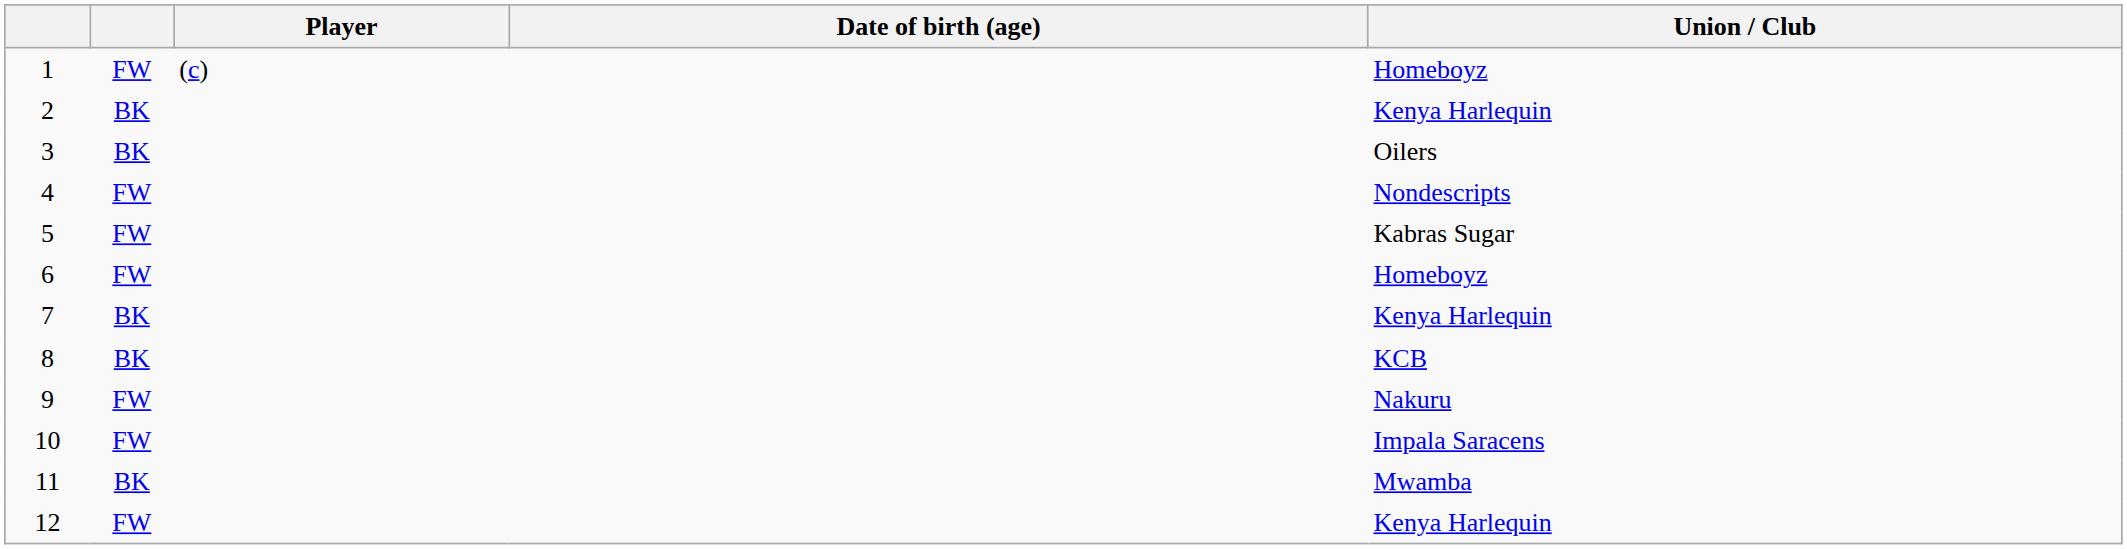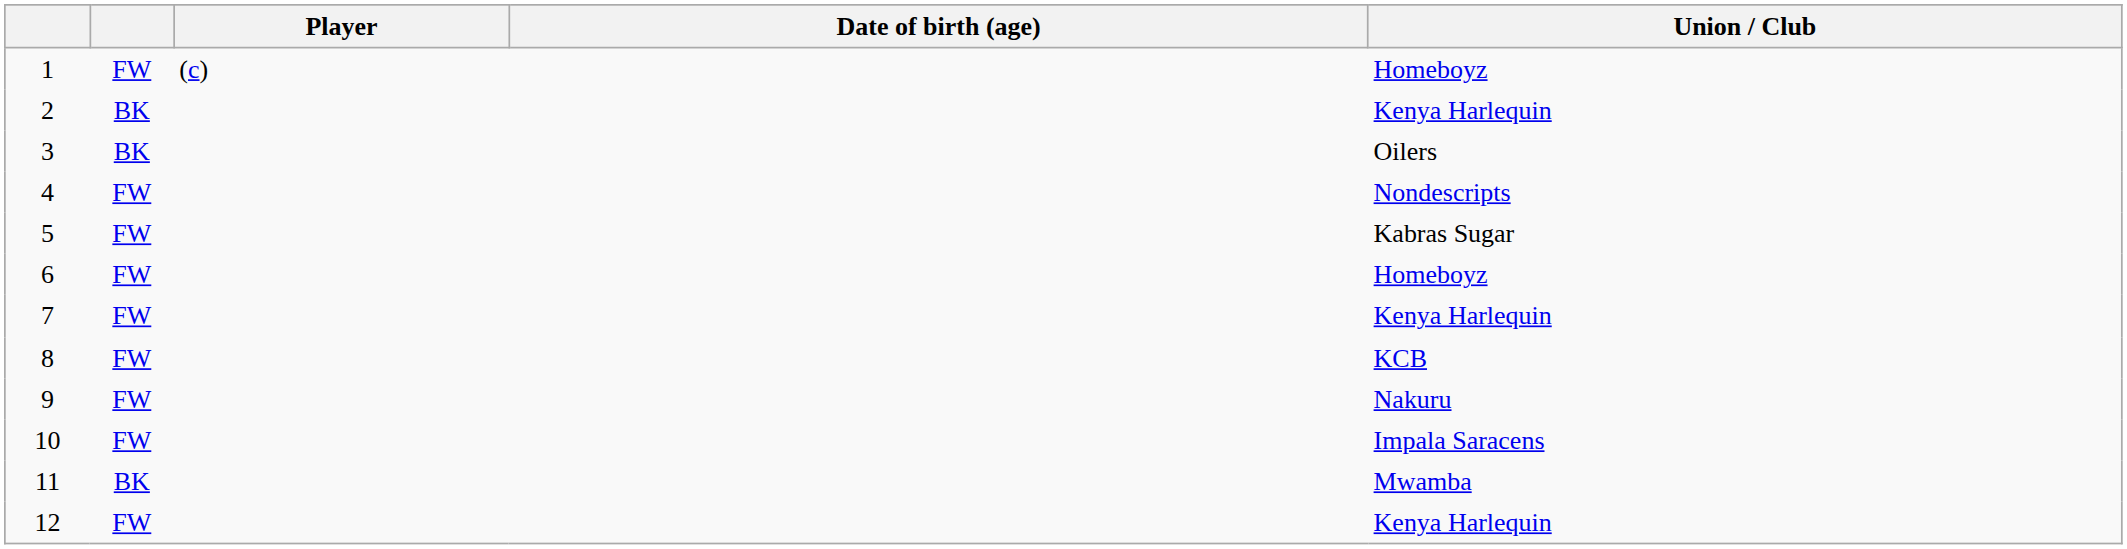(132, 315) BK -> (132, 315) FW
(132, 357) BK -> (132, 357) FW
